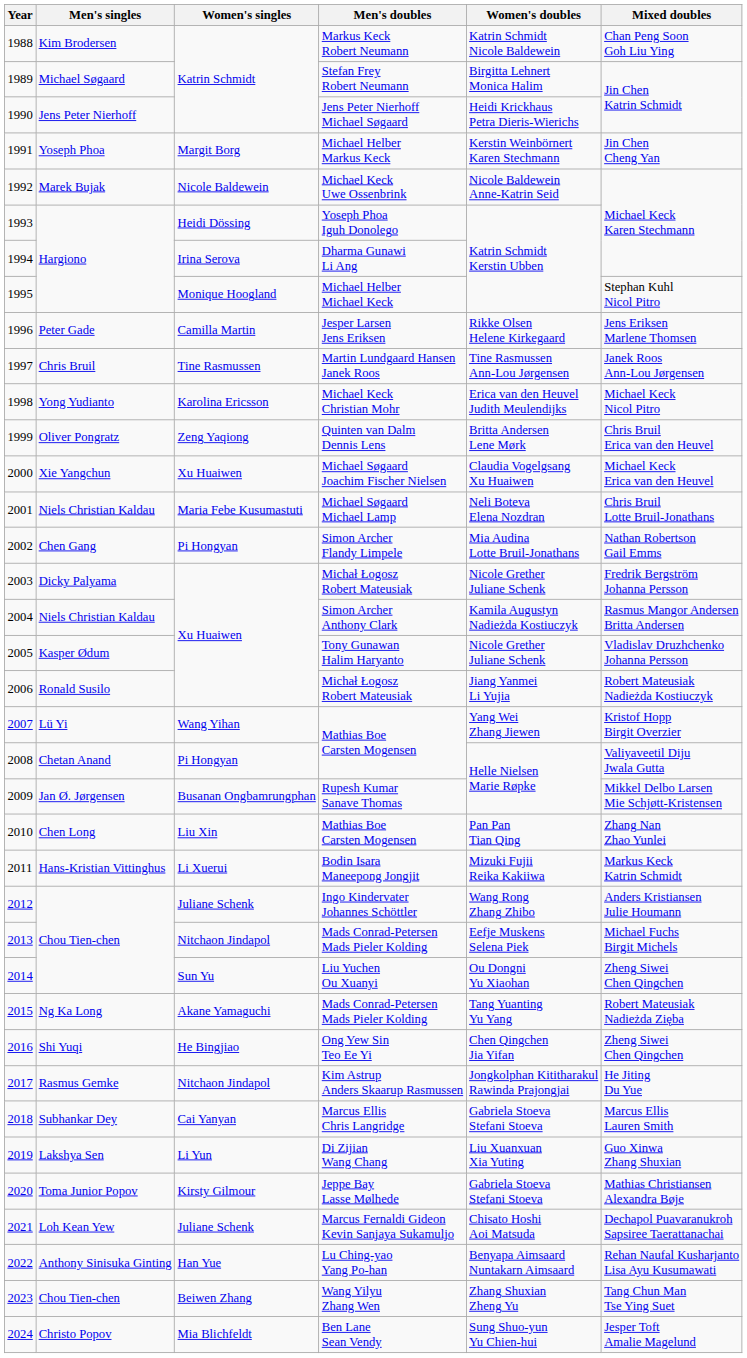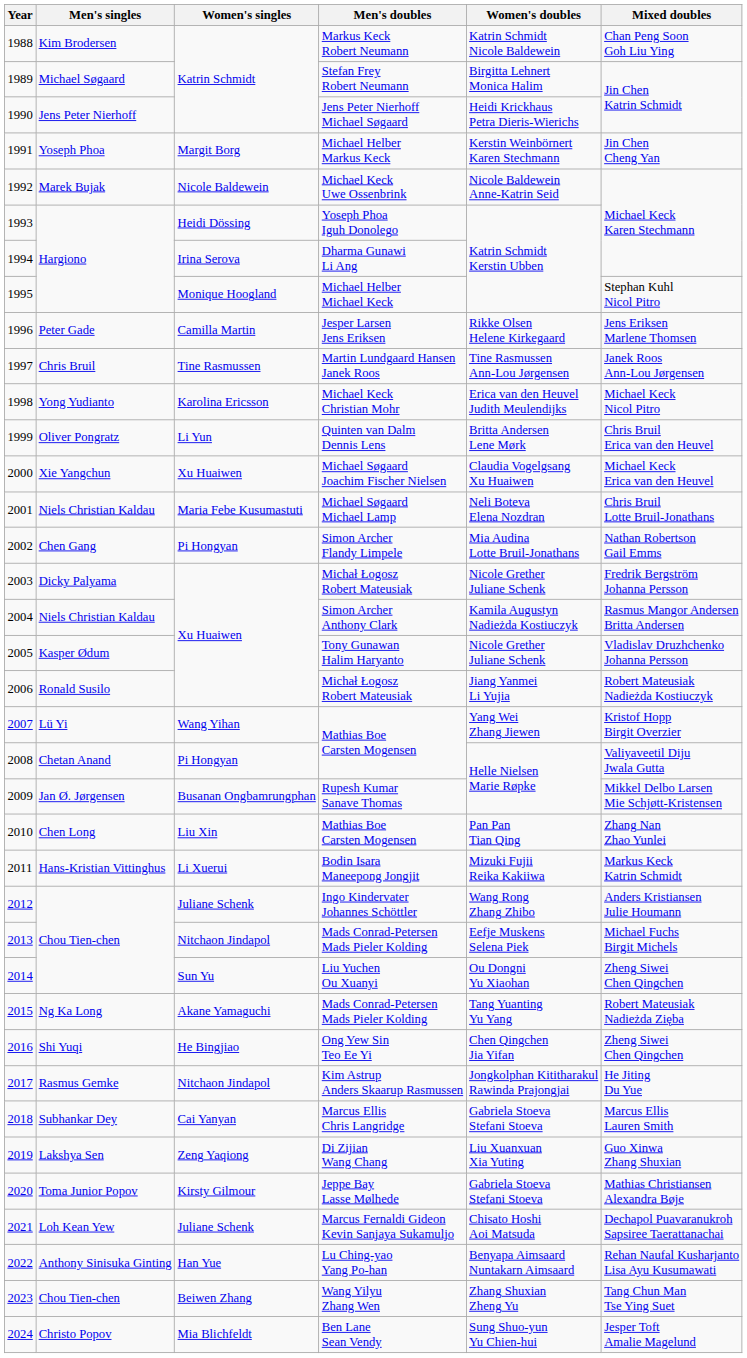(213, 438) Zeng Yaqiong -> (195, 438) Li Yun
(195, 1155) Li Yun -> (213, 1155) Zeng Yaqiong
